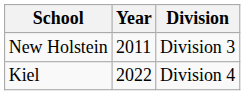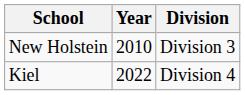(134, 47) 2011 -> (134, 47) 2010
